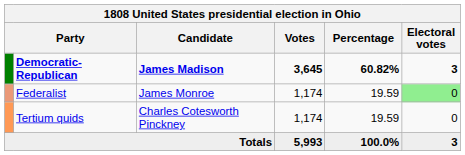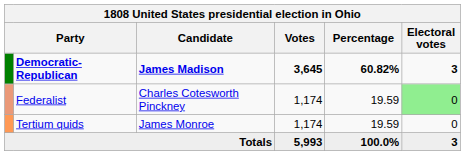(177, 93) James Monroe -> (189, 100) Charles Cotesworth Pinckney
(189, 118) Charles Cotesworth Pinckney -> (177, 124) James Monroe
